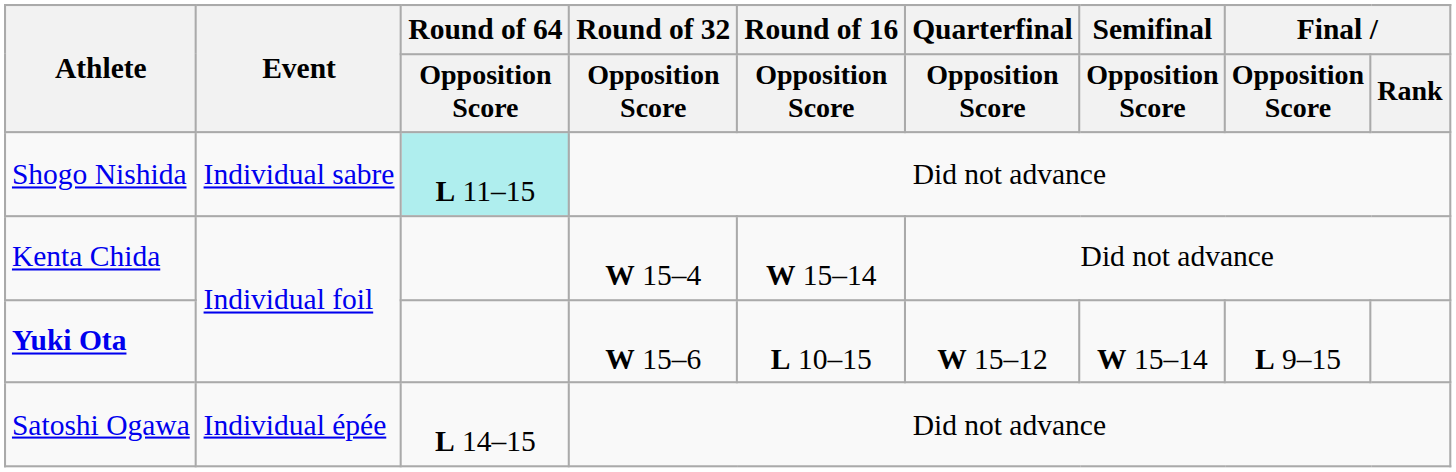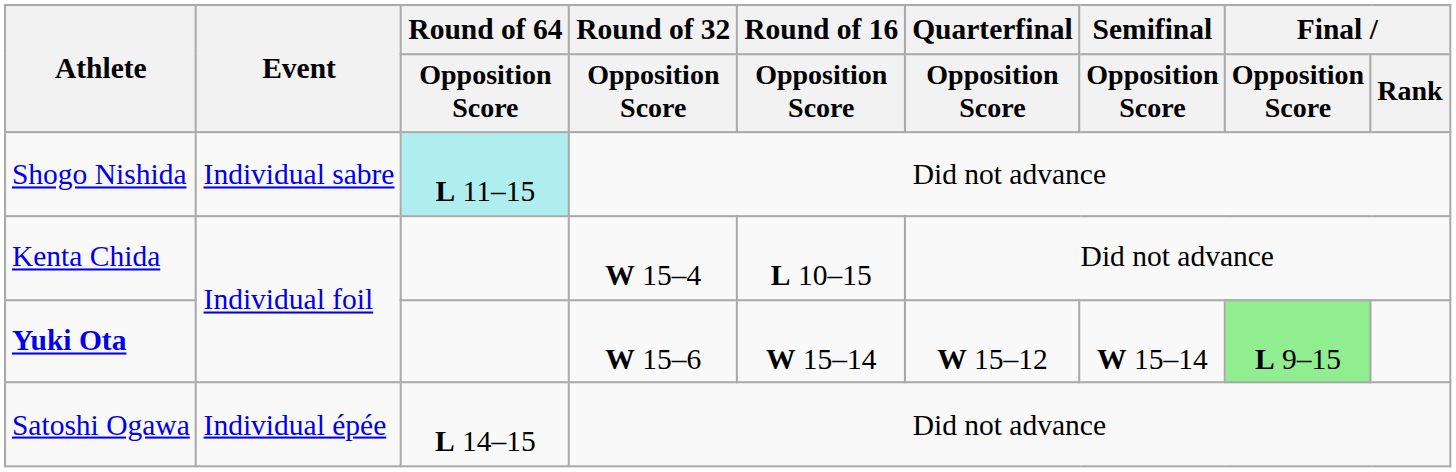(821, 275) W 15–14 -> (821, 275) L 10–15
(821, 358) L 10–15 -> (821, 358) W 15–14
(1298, 358) no background -> (1298, 358) lightgreen background
